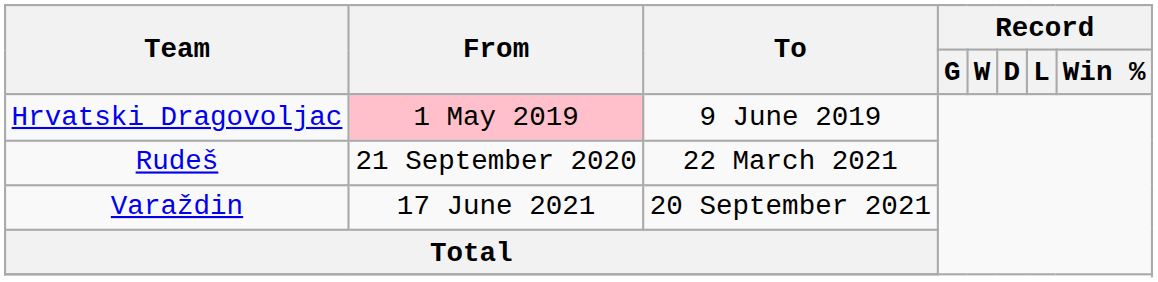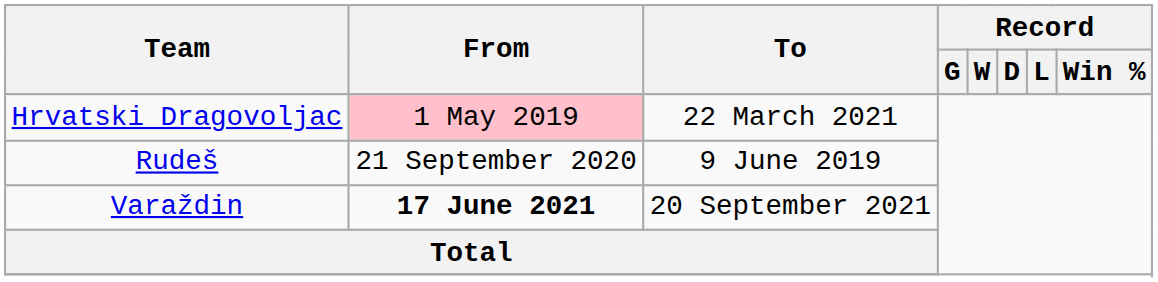(790, 117) 9 June 2019 -> (790, 117) 22 March 2021
(790, 162) 22 March 2021 -> (790, 162) 9 June 2019
(496, 207) normal -> (496, 207) bold
